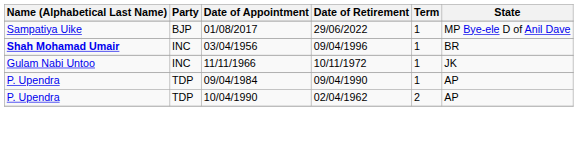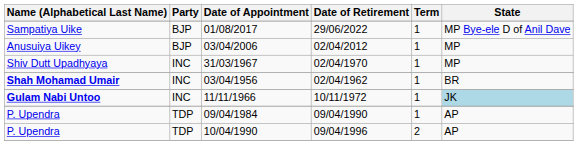+ row: (231, 47)
+ row: (231, 64)
(341, 47) 09/04/1996 -> (341, 81) 02/04/1962
(51, 64) normal -> (54, 98) bold
(451, 64) no background -> (451, 98) lightblue background
(341, 98) 02/04/1962 -> (341, 132) 09/04/1996
